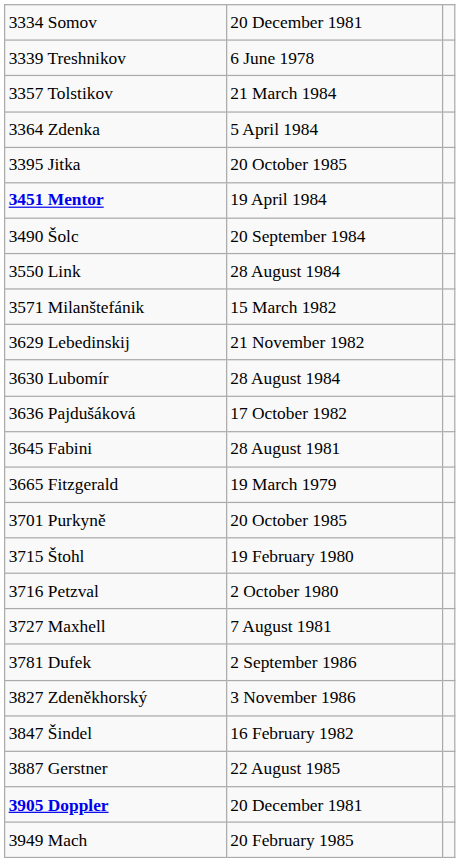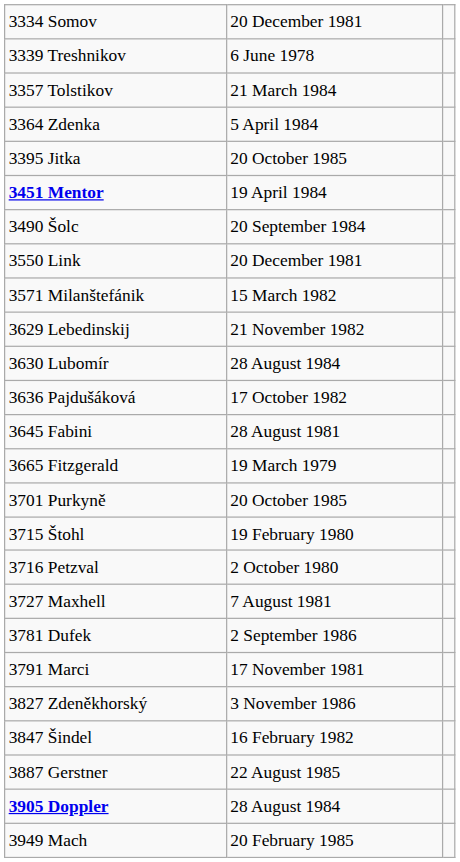(285, 271) 28 August 1984 -> (296, 260) 20 December 1981
+ row: (49, 669)
(296, 804) 20 December 1981 -> (285, 806) 28 August 1984
